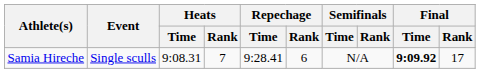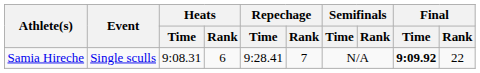(222, 58) 7 -> (222, 58) 6
(304, 58) 6 -> (304, 58) 7
(457, 58) 17 -> (457, 58) 22
